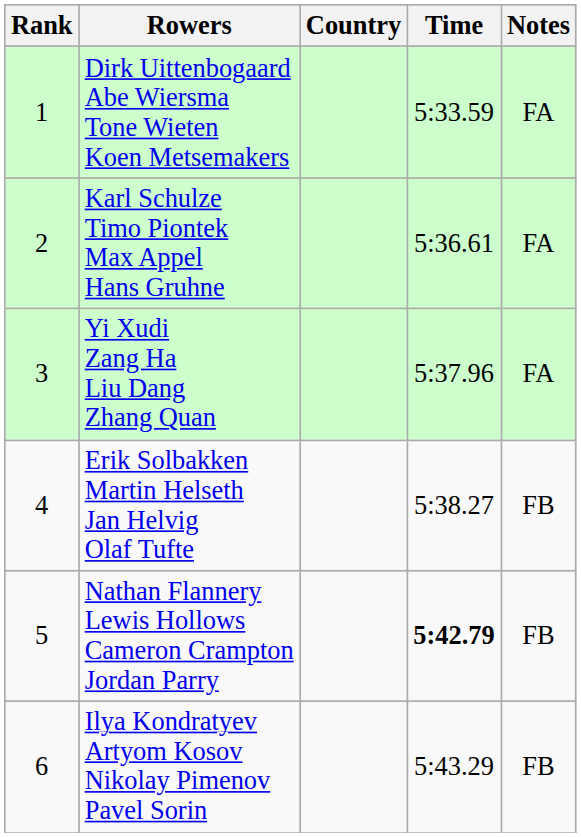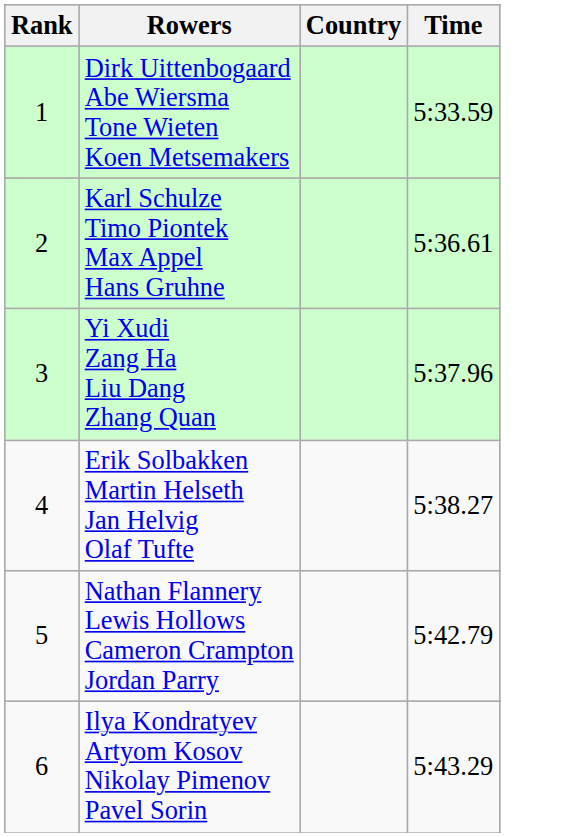- column: (538, 25)
(454, 635) bold -> (453, 635) normal
